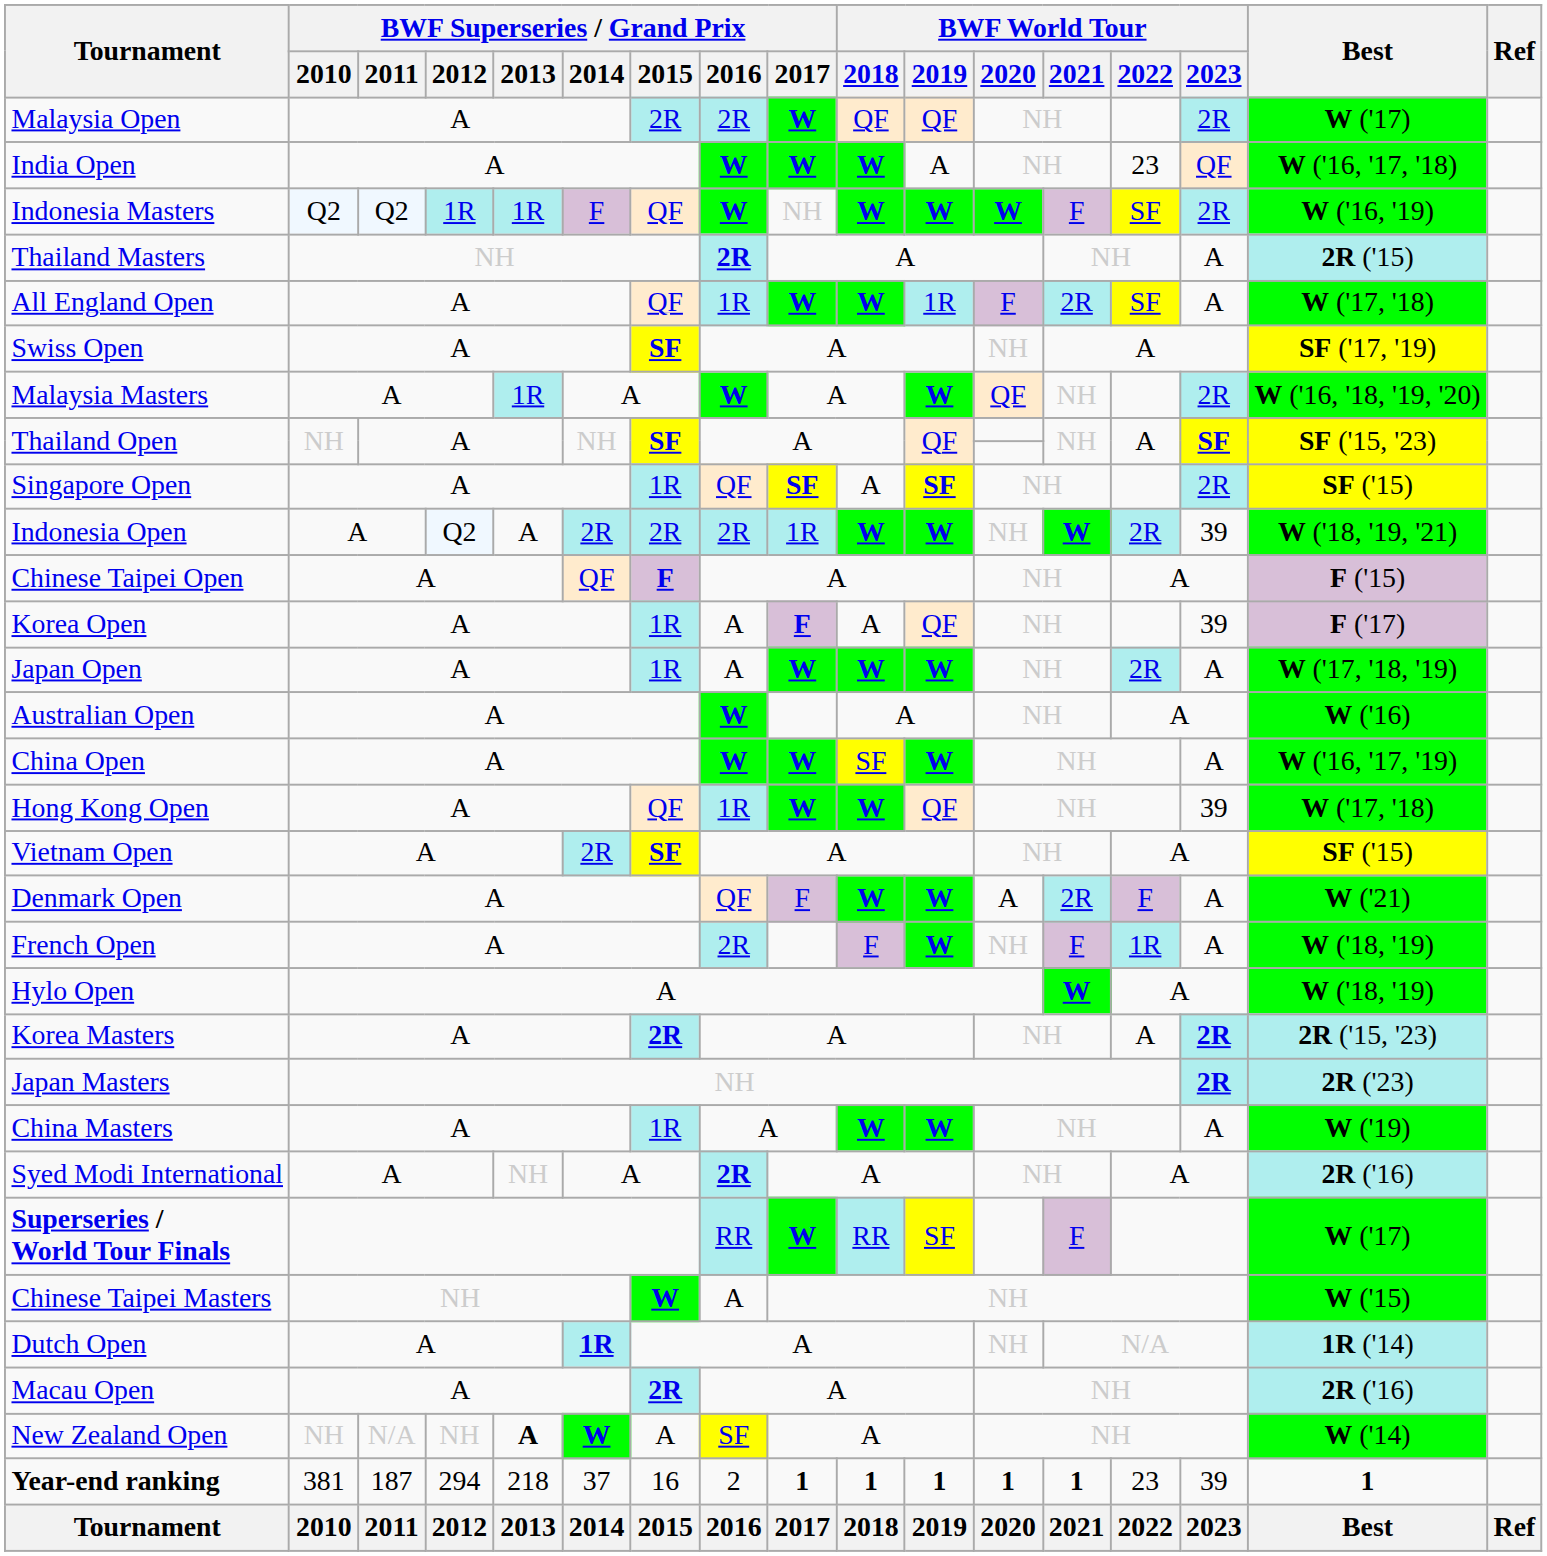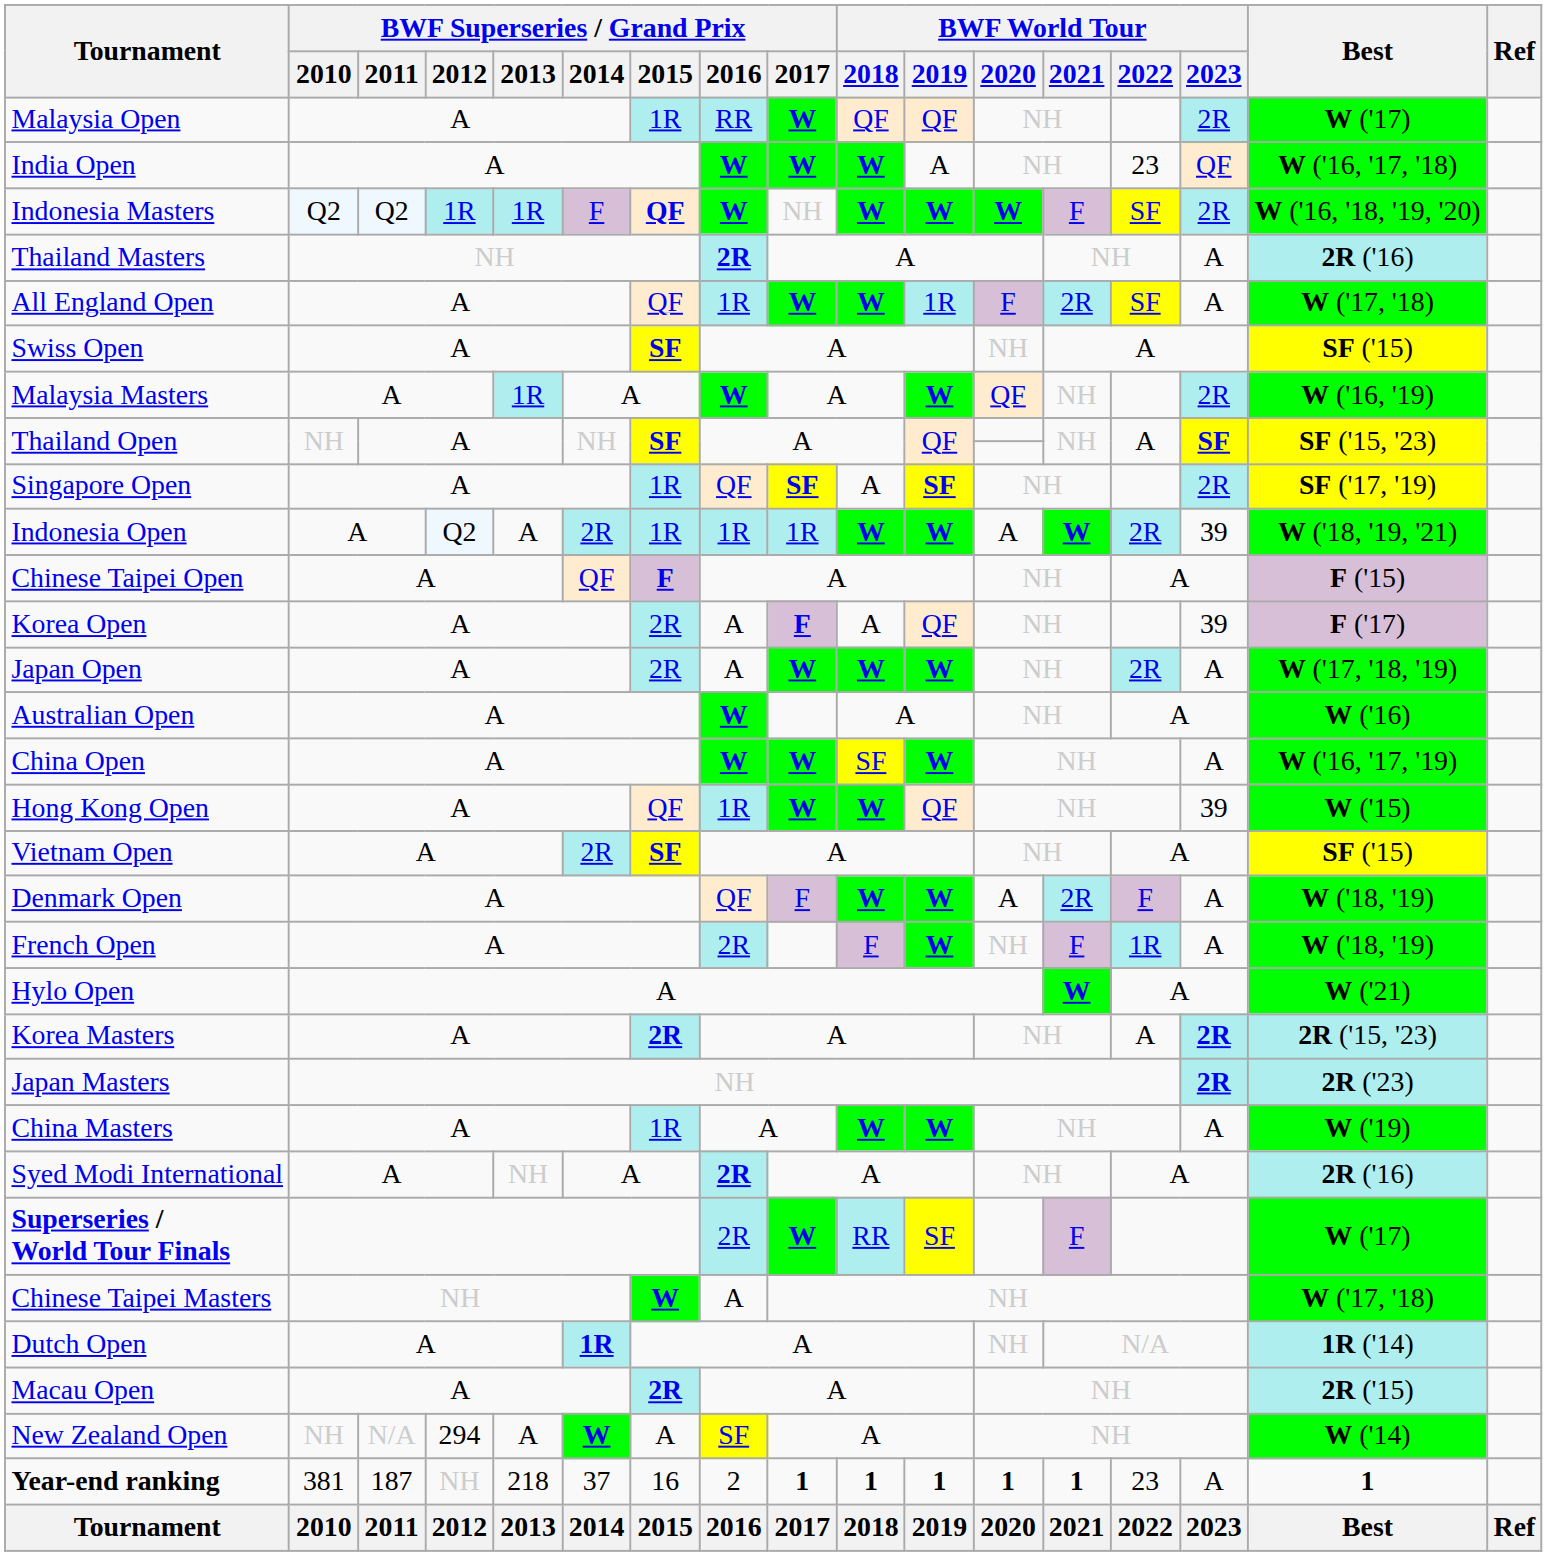(665, 119) 2R -> (665, 119) 1R
(734, 119) 2R -> (734, 119) RR
(665, 211) normal -> (665, 211) bold
(1368, 211) W ('16, '19) -> (1368, 211) W ('16, '18, '19, '20)
(1368, 256) 2R ('15) -> (1368, 256) 2R ('16)
(1368, 348) SF ('17, '19) -> (1368, 348) SF ('15)
(1368, 394) W ('16, '18, '19, '20) -> (1368, 394) W ('16, '19)
(1368, 486) SF ('15) -> (1368, 486) SF ('17, '19)
(665, 532) 2R -> (665, 532) 1R
(734, 532) 2R -> (734, 532) 1R
(1008, 532) NH -> (1008, 532) A
(665, 623) 1R -> (665, 623) 2R
(665, 669) 1R -> (665, 669) 2R
(1368, 807) W ('17, '18) -> (1368, 807) W ('15)
(1368, 898) W ('21) -> (1368, 898) W ('18, '19)
(1368, 990) W ('18, '19) -> (1368, 990) W ('21)
(734, 1235) RR -> (734, 1235) 2R
(1368, 1298) W ('15) -> (1368, 1298) W ('17, '18)
(1368, 1389) 2R ('16) -> (1368, 1389) 2R ('15)
(459, 1435) NH -> (459, 1435) 294
(528, 1435) bold -> (528, 1435) normal
(459, 1481) 294 -> (459, 1481) NH
(1214, 1481) 39 -> (1214, 1481) A
